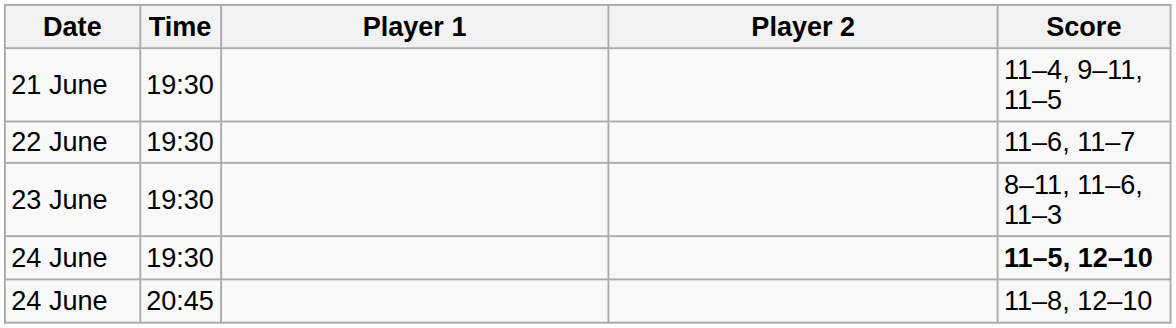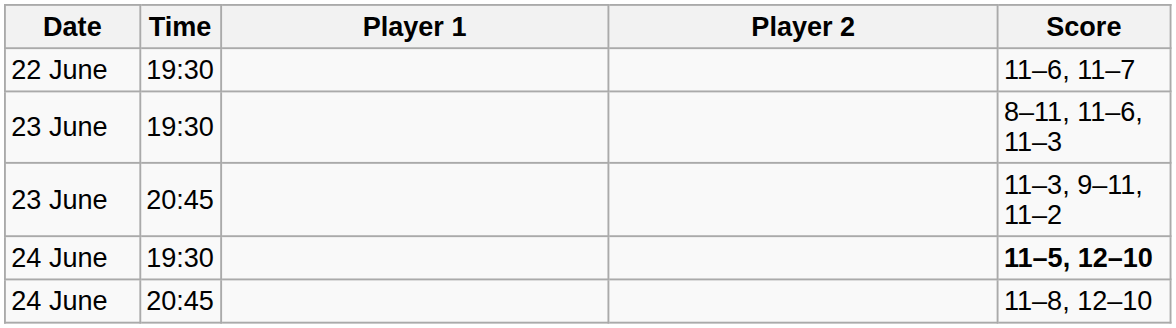- row: (59, 85)
+ row: (59, 200)
